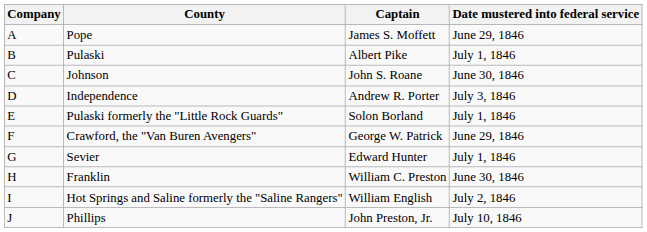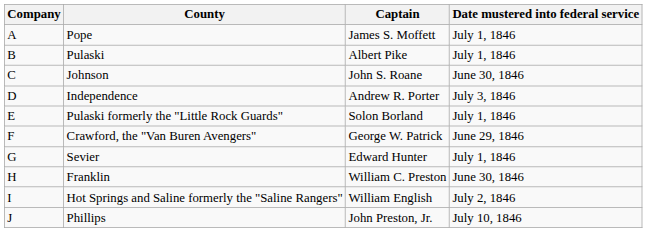(488, 34) June 29, 1846 -> (484, 34) July 1, 1846
